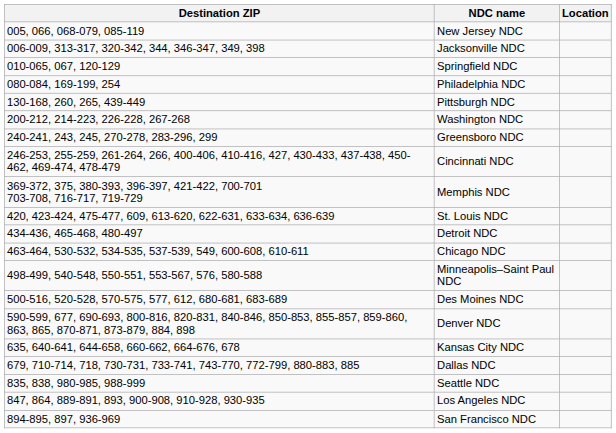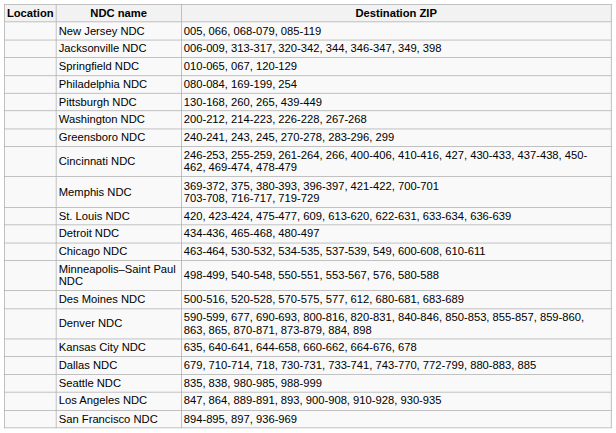columns swapped: (219, 13) <-> (585, 13)
